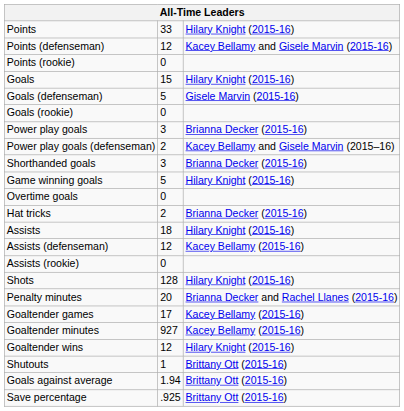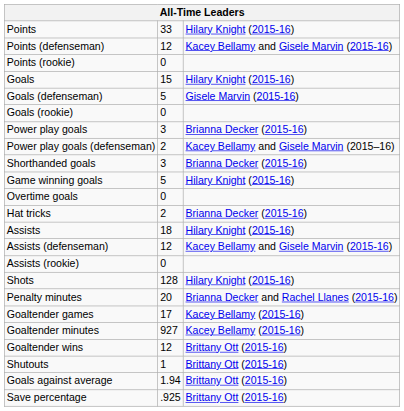(245, 247) Kacey Bellamy (2015-16) -> (289, 247) Kacey Bellamy and Gisele Marvin (2015-16)
(240, 347) Hilary Knight (2015-16) -> (236, 347) Brittany Ott (2015-16)
